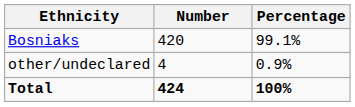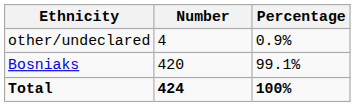rows swapped: (44, 41) <-> (79, 65)
